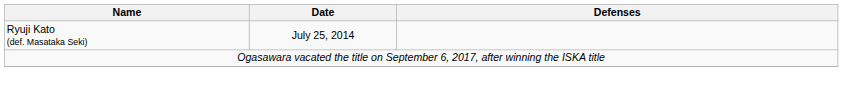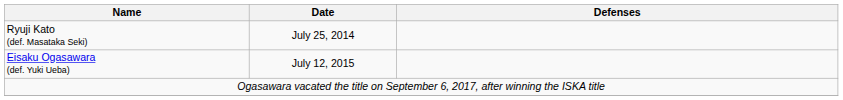+ row: (51, 64)
